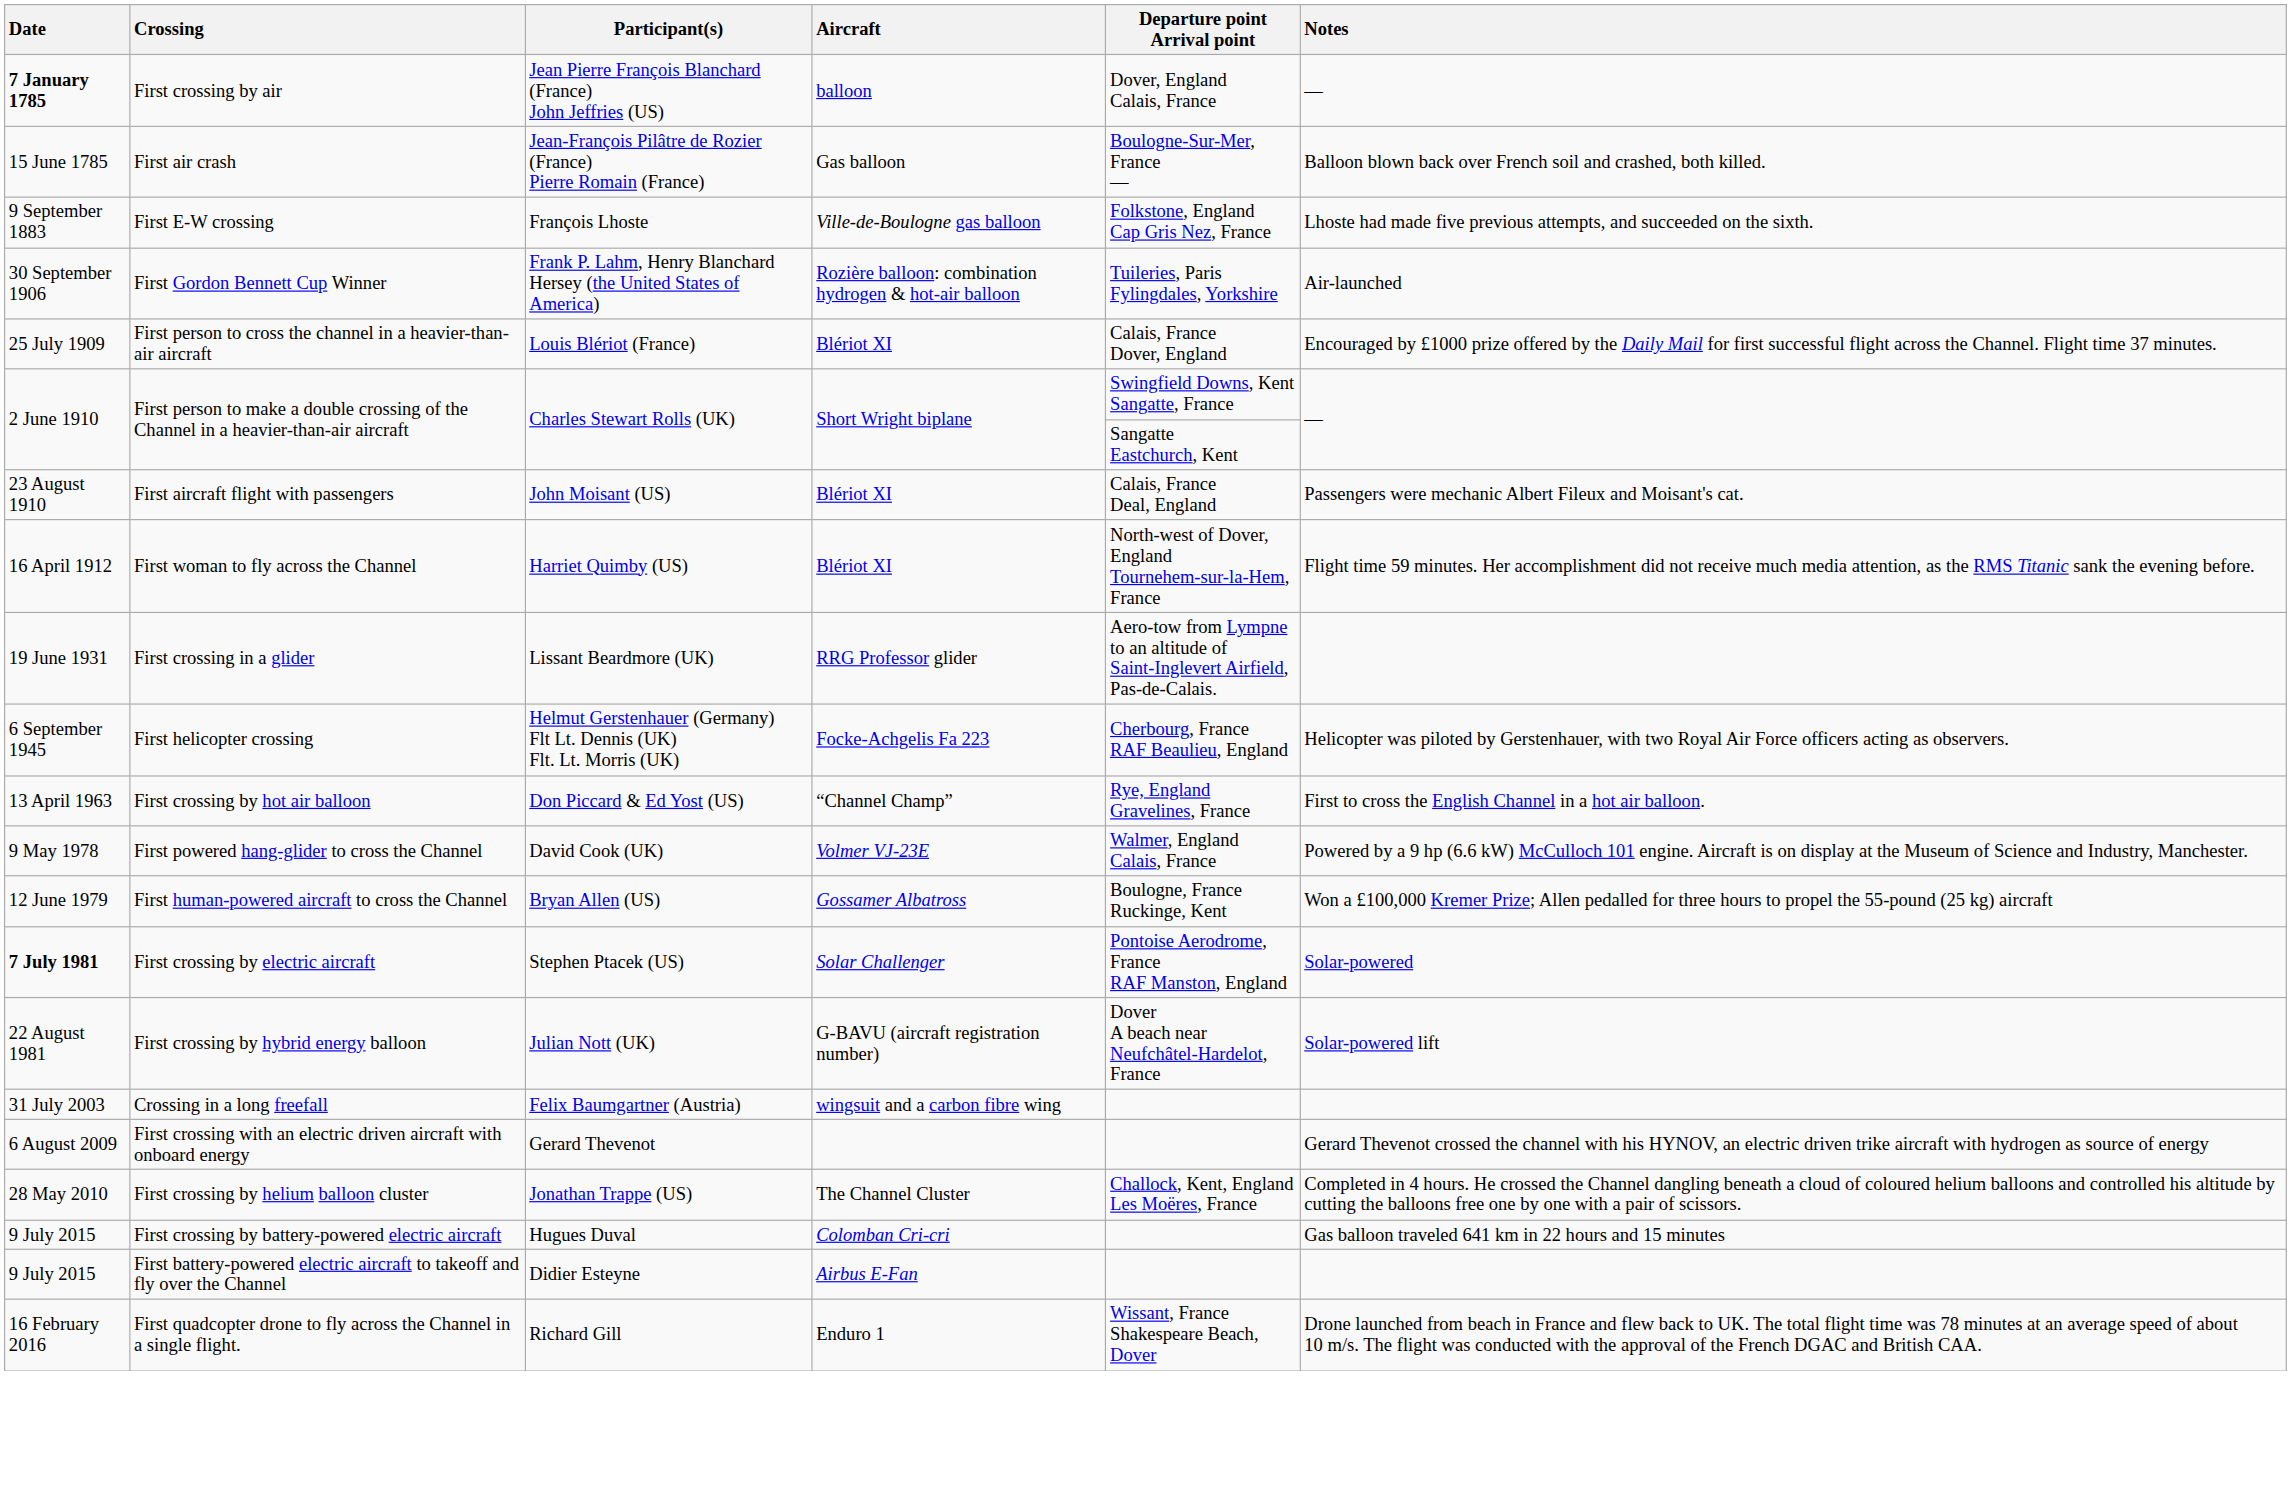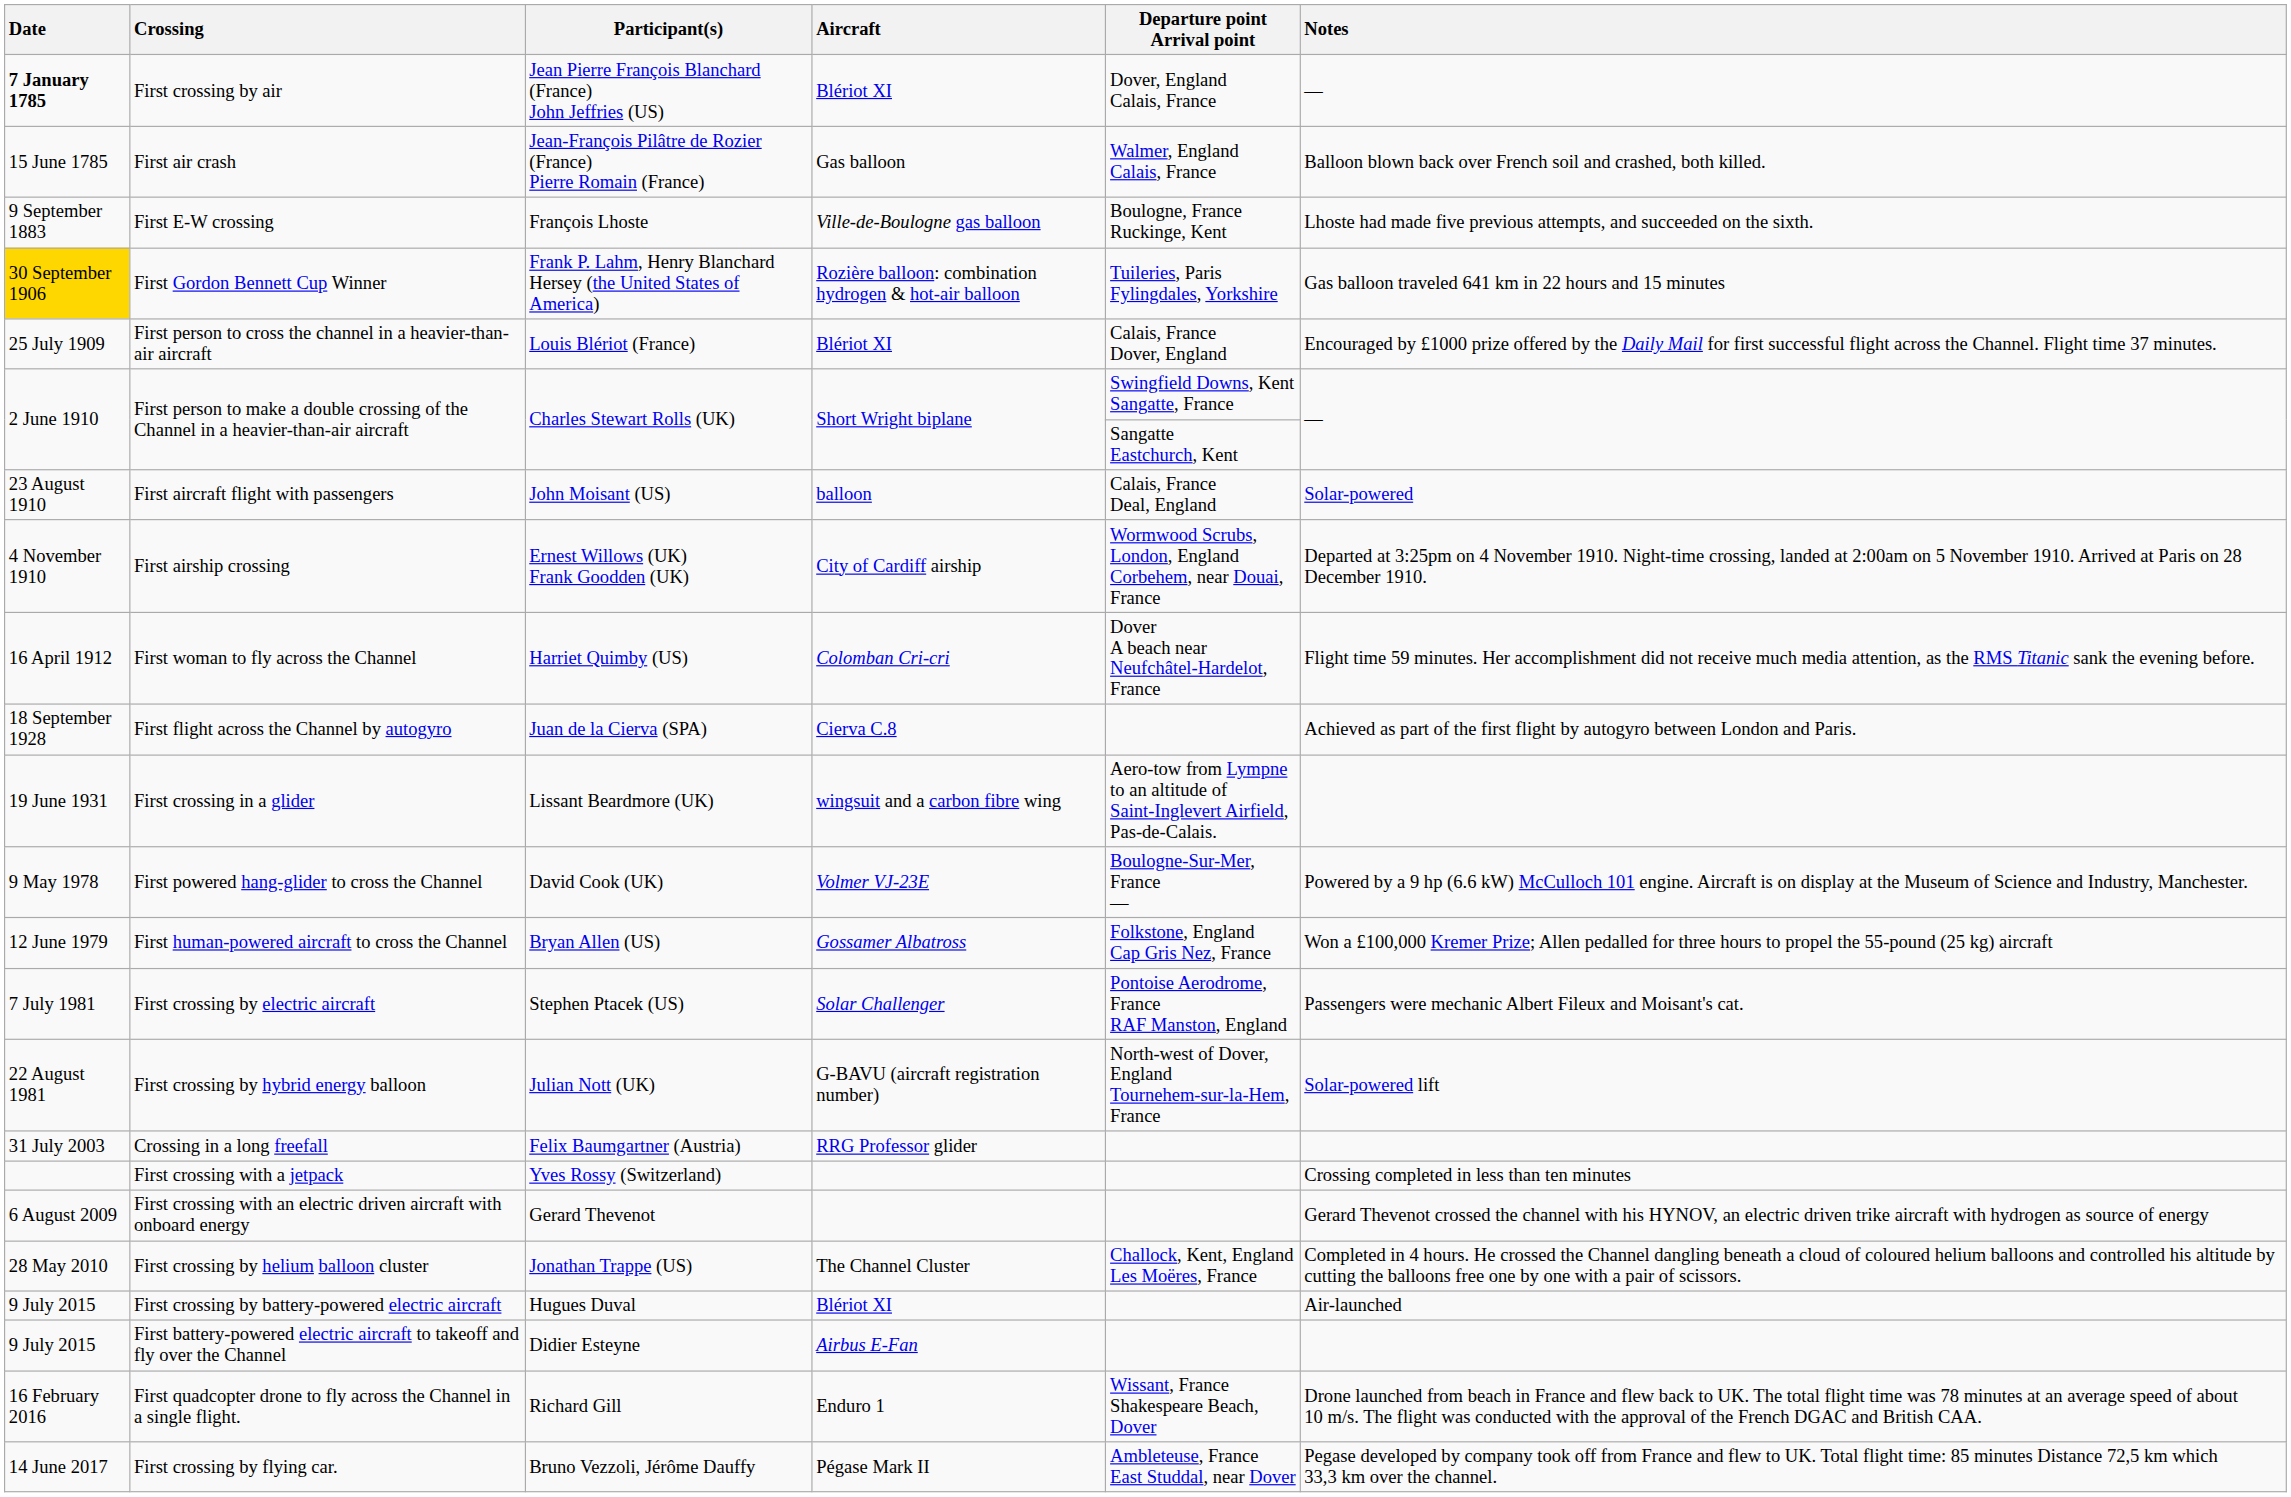(844, 90) balloon -> (854, 90) Blériot XI
(1182, 161) Boulogne-Sur-Mer, France — -> (1174, 161) Walmer, England Calais, France
(1191, 222) Folkstone, England Cap Gris Nez, France -> (1176, 222) Boulogne, France Ruckinge, Kent
(60, 283) no background -> (60, 283) gold background
(1353, 283) Air-launched -> (1515, 283) Gas balloon traveled 641 km in 22 hours and 15 minutes
(854, 494) Blériot XI -> (844, 494) balloon
(1524, 494) Passengers were mechanic Albert Fileux and Moisant's cat. -> (1359, 494) Solar-powered
+ row: (212, 566)
(854, 566) Blériot XI -> (883, 658) Colomban Cri-cri
(1200, 566) North-west of Dover, England Tournehem-sur-la-Hem, France -> (1189, 658) Dover A beach near Neufchâtel-Hardelot, France
+ row: (293, 729)
(897, 658) RRG Professor glider -> (939, 800) wingsuit and a carbon fibre wing
- row: (224, 739)
- row: (252, 800)
(1174, 850) Walmer, England Calais, France -> (1182, 882) Boulogne-Sur-Mer, France —
(1176, 901) Boulogne, France Ruckinge, Kent -> (1191, 942) Folkstone, England Cap Gris Nez, France
(54, 961) bold -> (52, 1003) normal
(1359, 961) Solar-powered -> (1524, 1003) Passengers were mechanic Albert Fileux and Moisant's cat.
(1189, 1043) Dover A beach near Neufchâtel-Hardelot, France -> (1200, 1085) North-west of Dover, England Tournehem-sur-la-Hem, France
(939, 1104) wingsuit and a carbon fibre wing -> (897, 1146) RRG Professor glider
+ row: (239, 1175)
(883, 1234) Colomban Cri-cri -> (854, 1305) Blériot XI
(1515, 1234) Gas balloon traveled 641 km in 22 hours and 15 minutes -> (1353, 1305) Air-launched
+ row: (236, 1466)
